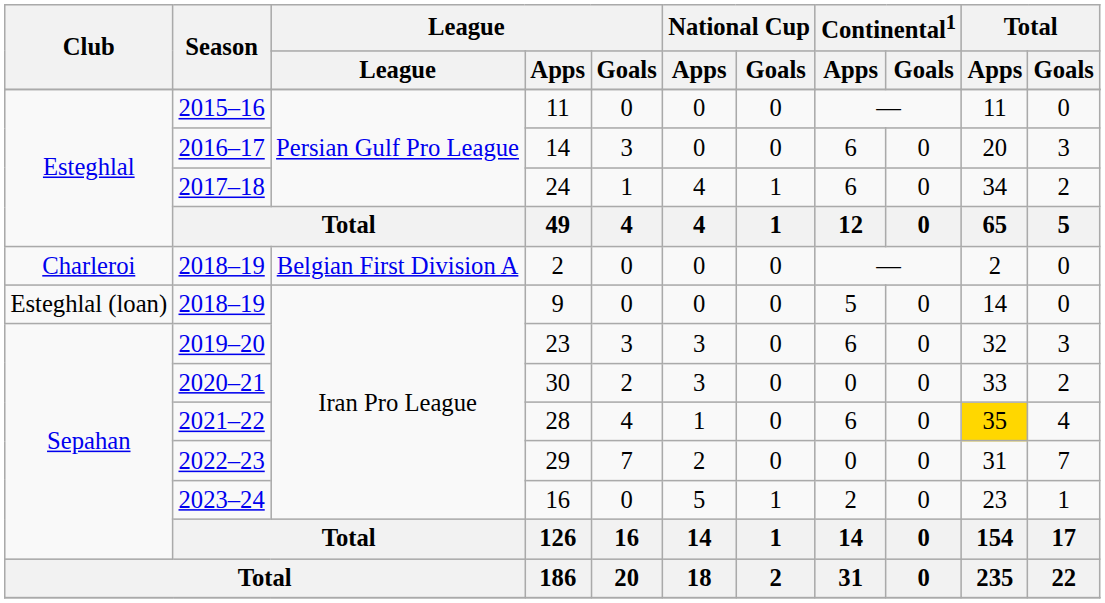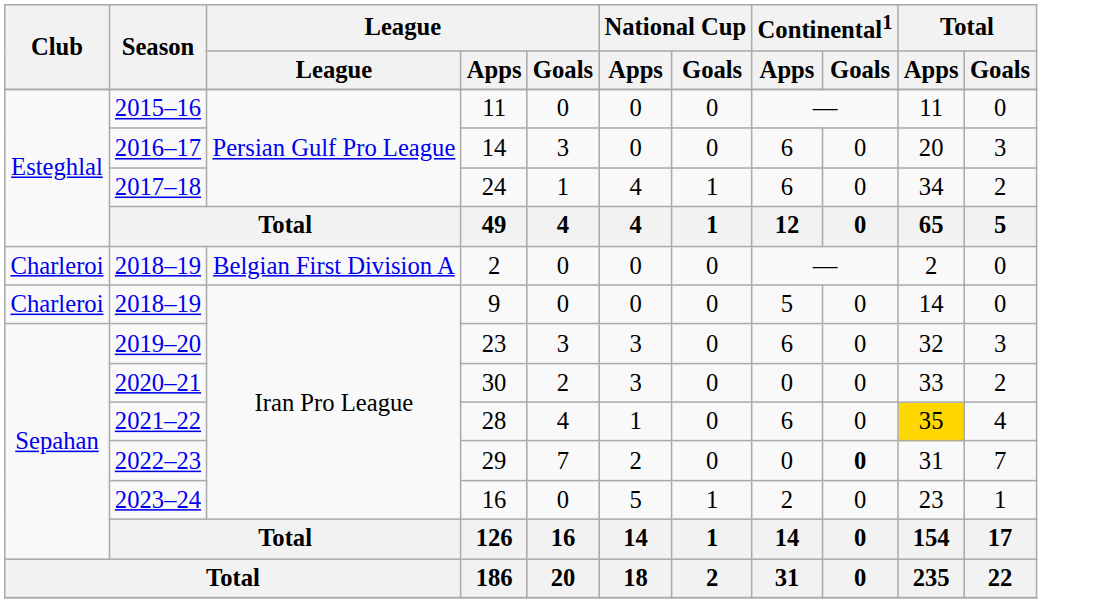(89, 304) Esteghlal (loan) -> (57, 304) Charleroi
(924, 460) normal -> (860, 460) bold
